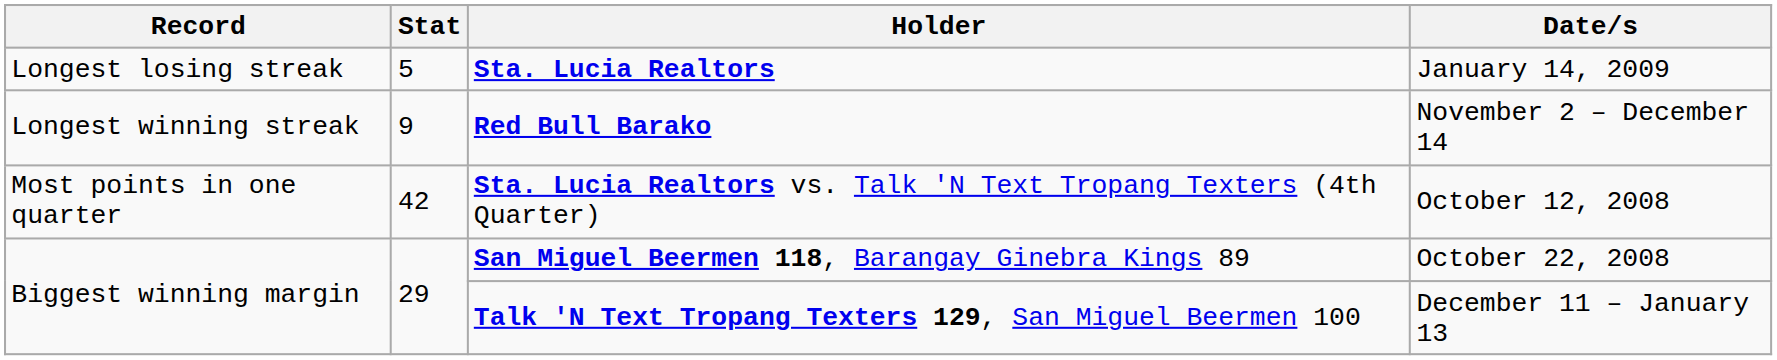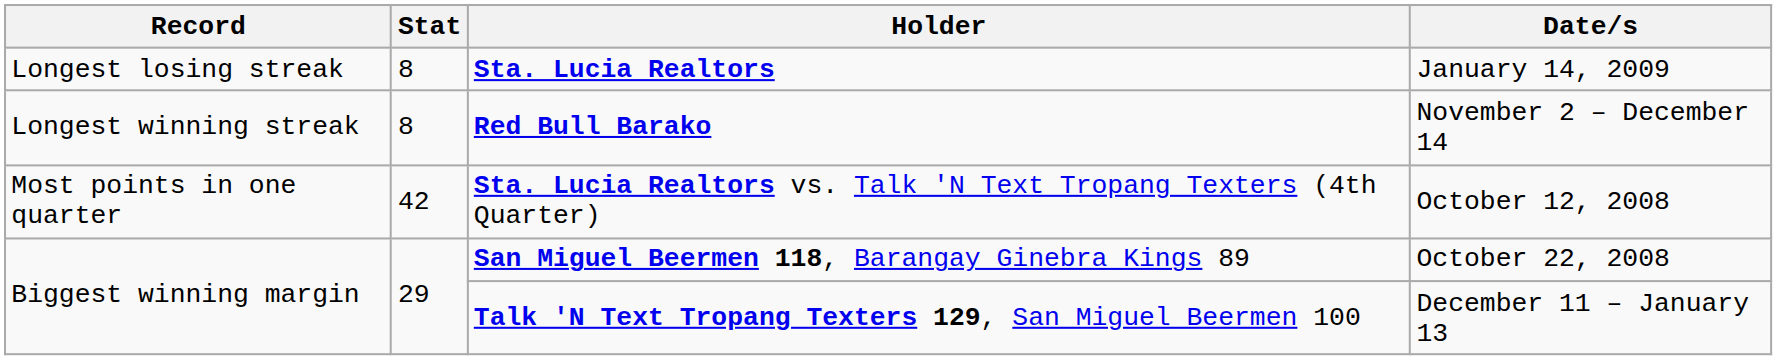(406, 70) 5 -> (406, 70) 8
(406, 128) 9 -> (406, 128) 8
